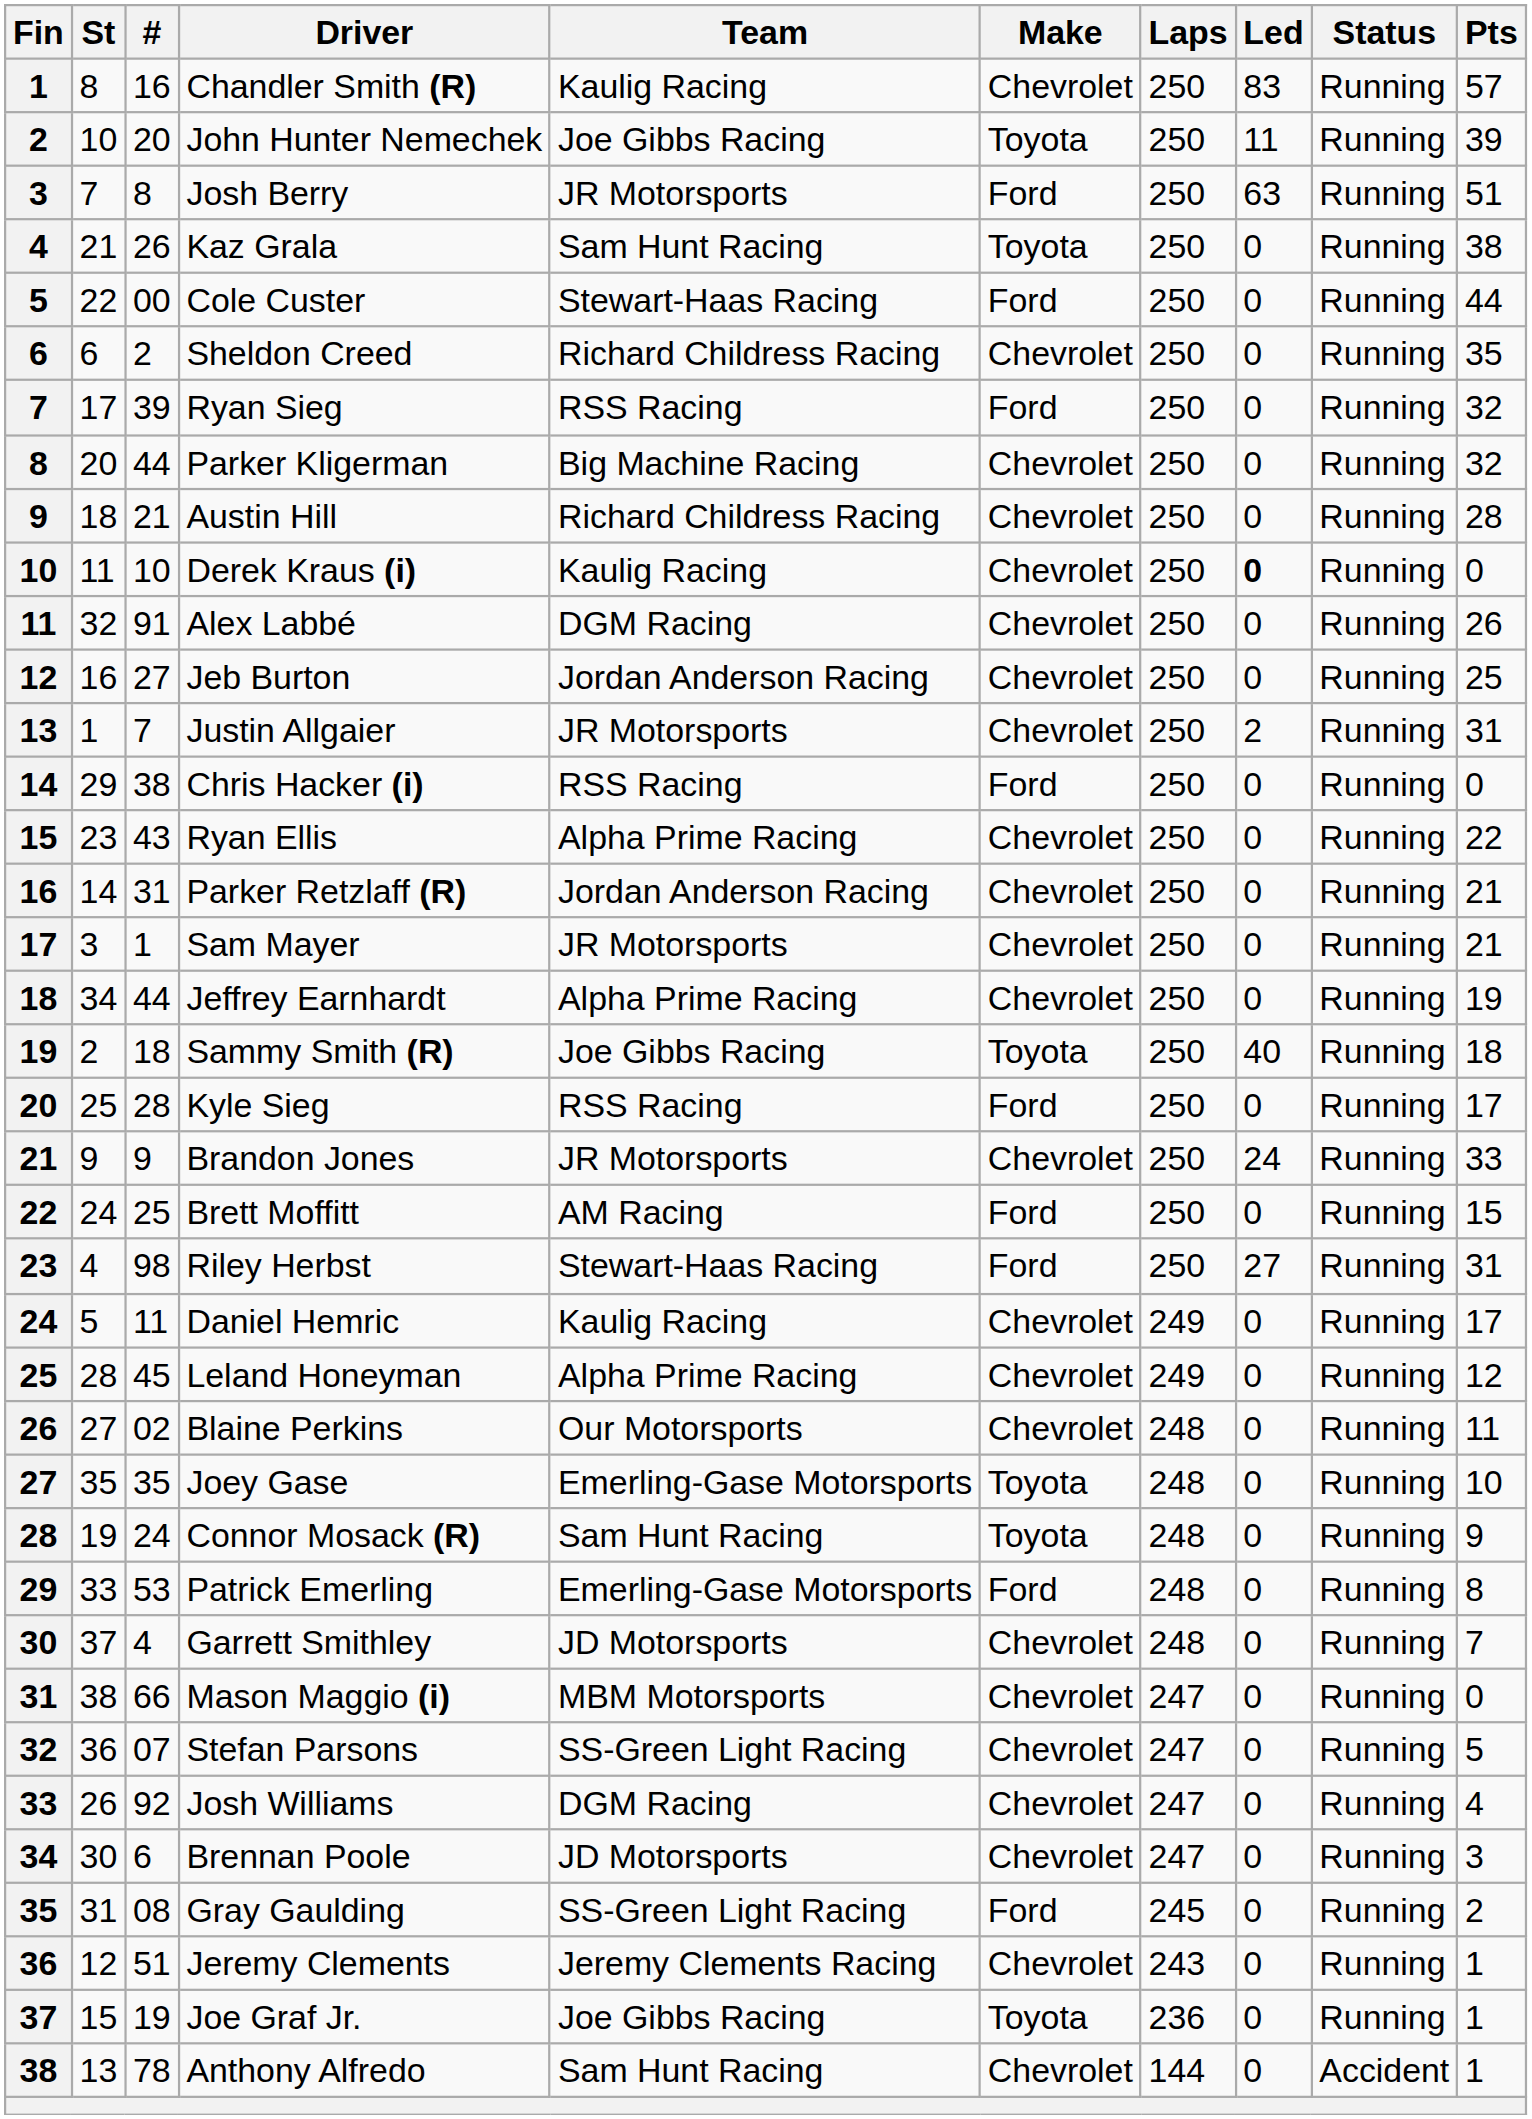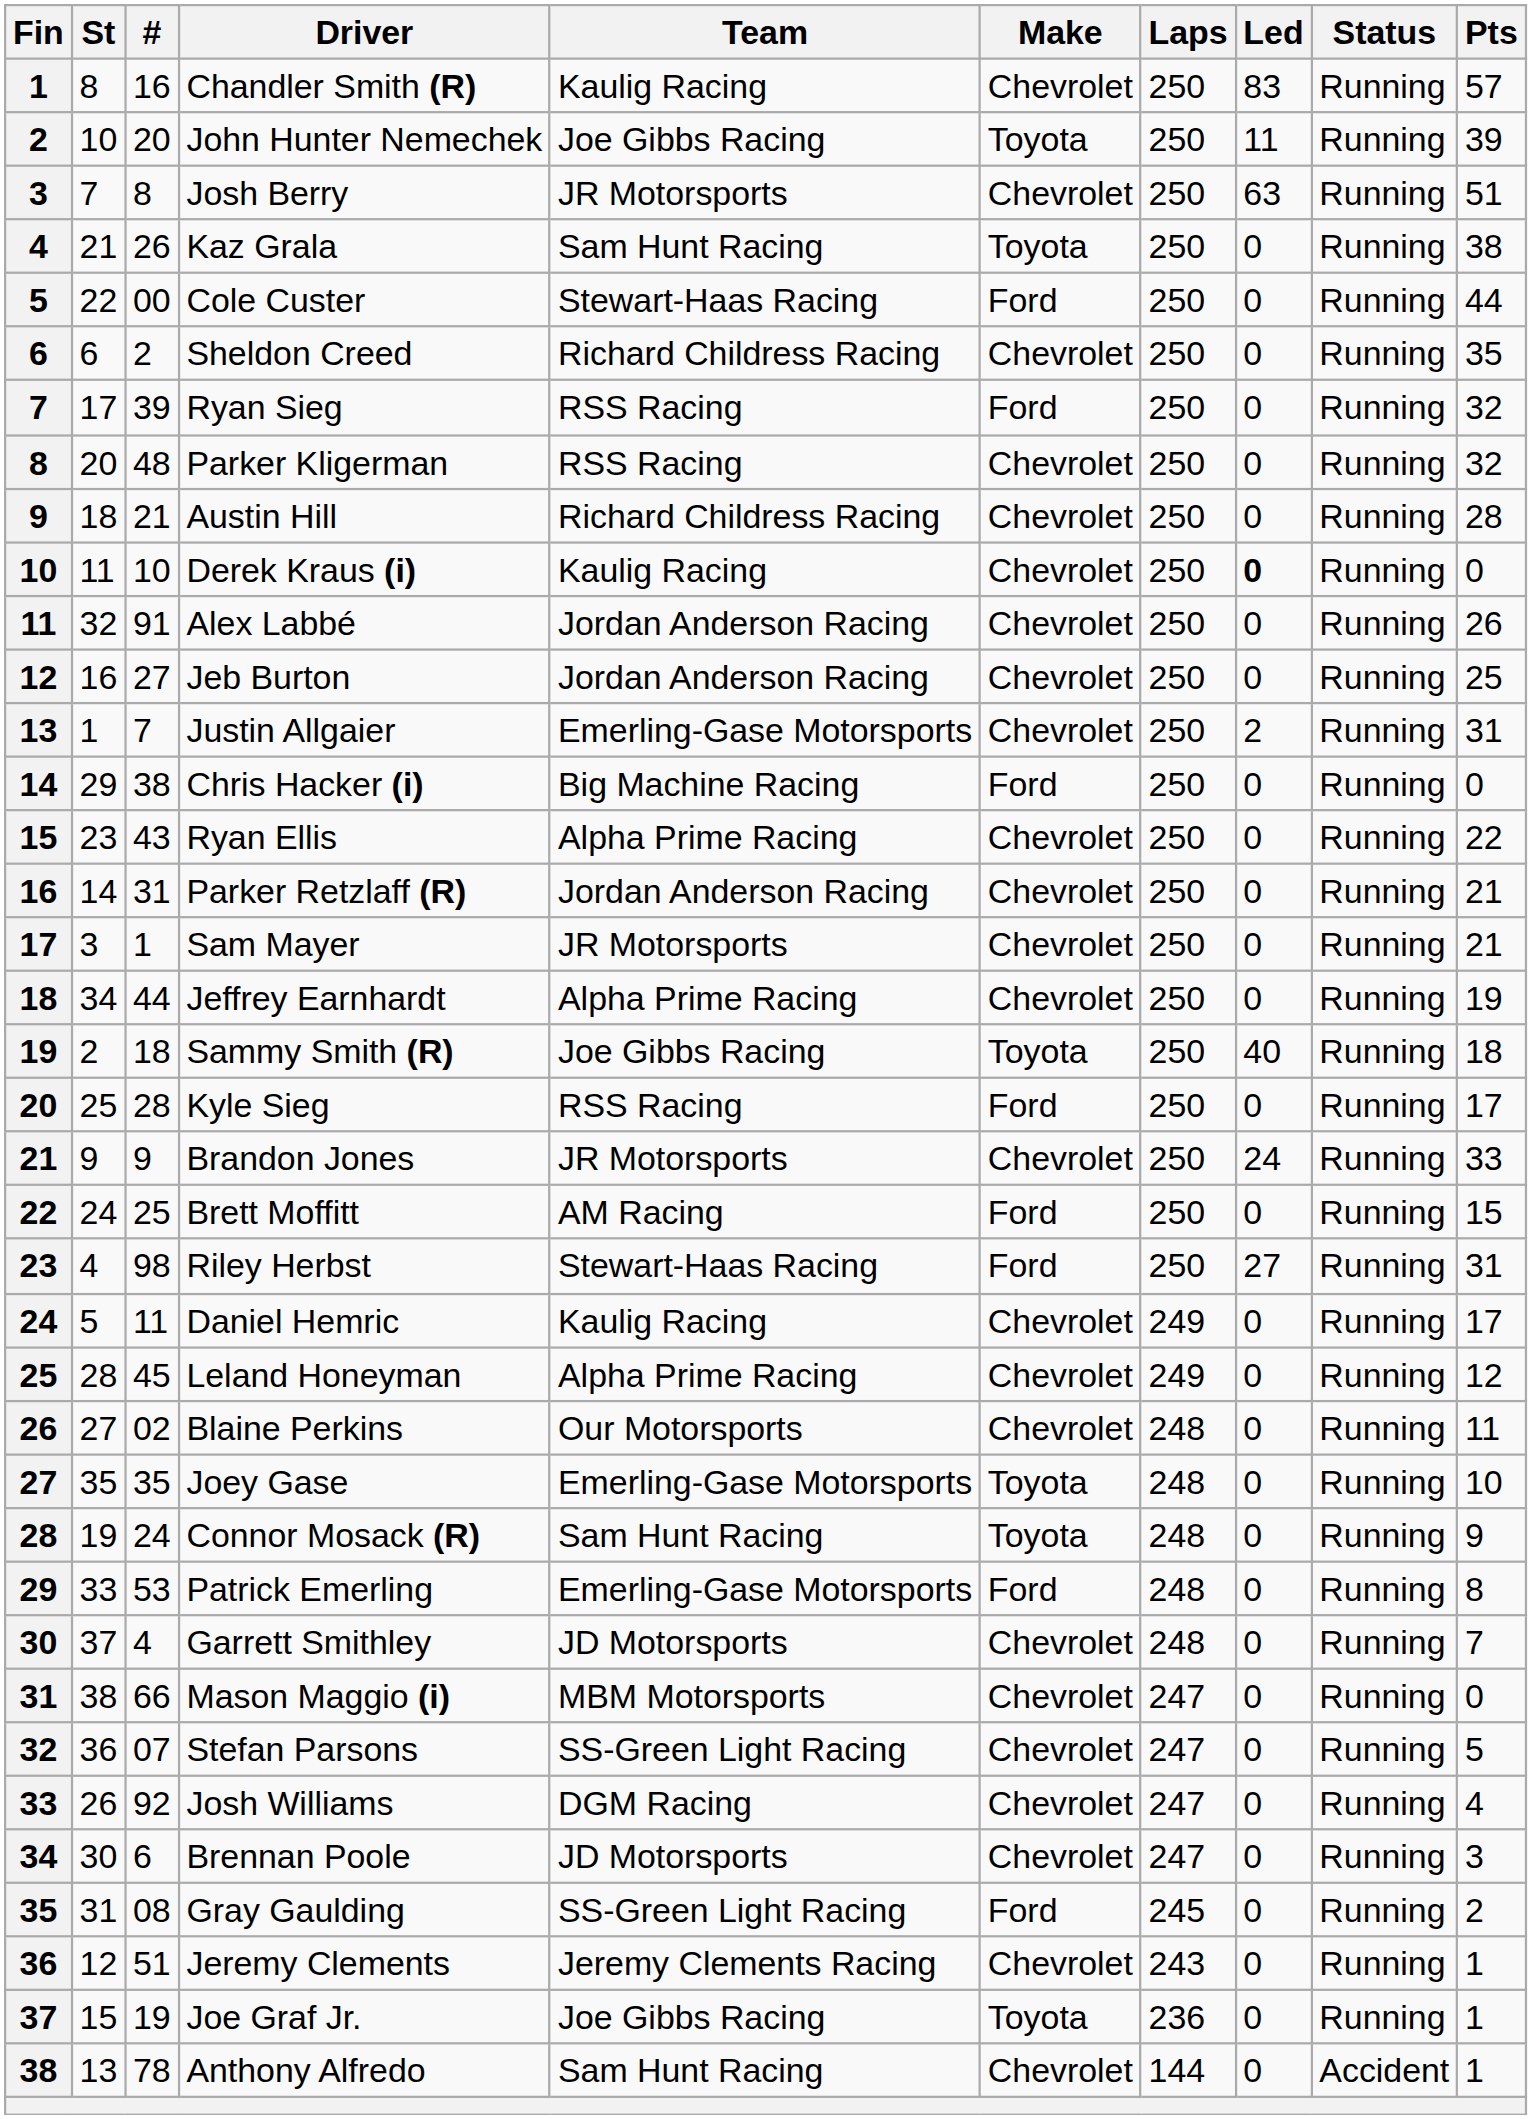(1023, 193) Ford -> (1060, 193) Chevrolet
(152, 461) 44 -> (152, 461) 48
(709, 461) Big Machine Racing -> (650, 461) RSS Racing
(655, 622) DGM Racing -> (743, 622) Jordan Anderson Racing
(673, 730) JR Motorsports -> (765, 730) Emerling-Gase Motorsports
(650, 783) RSS Racing -> (709, 783) Big Machine Racing
